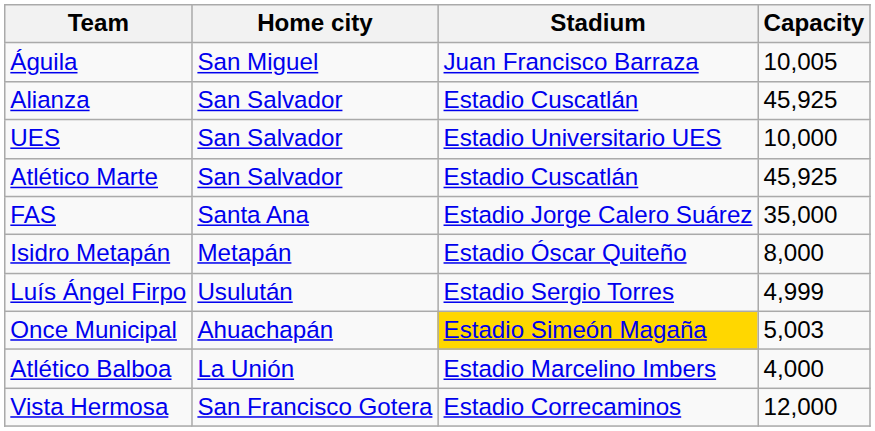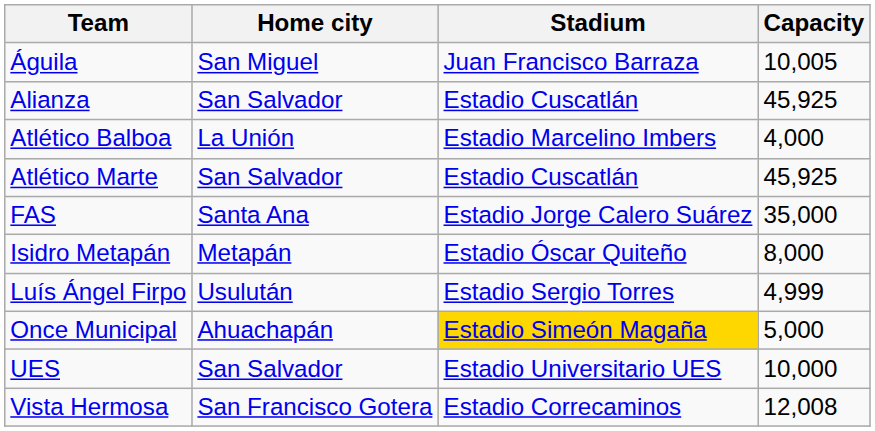rows swapped: (91, 368) <-> (35, 138)
(794, 330) 5,003 -> (794, 330) 5,000
(801, 406) 12,000 -> (801, 406) 12,008
